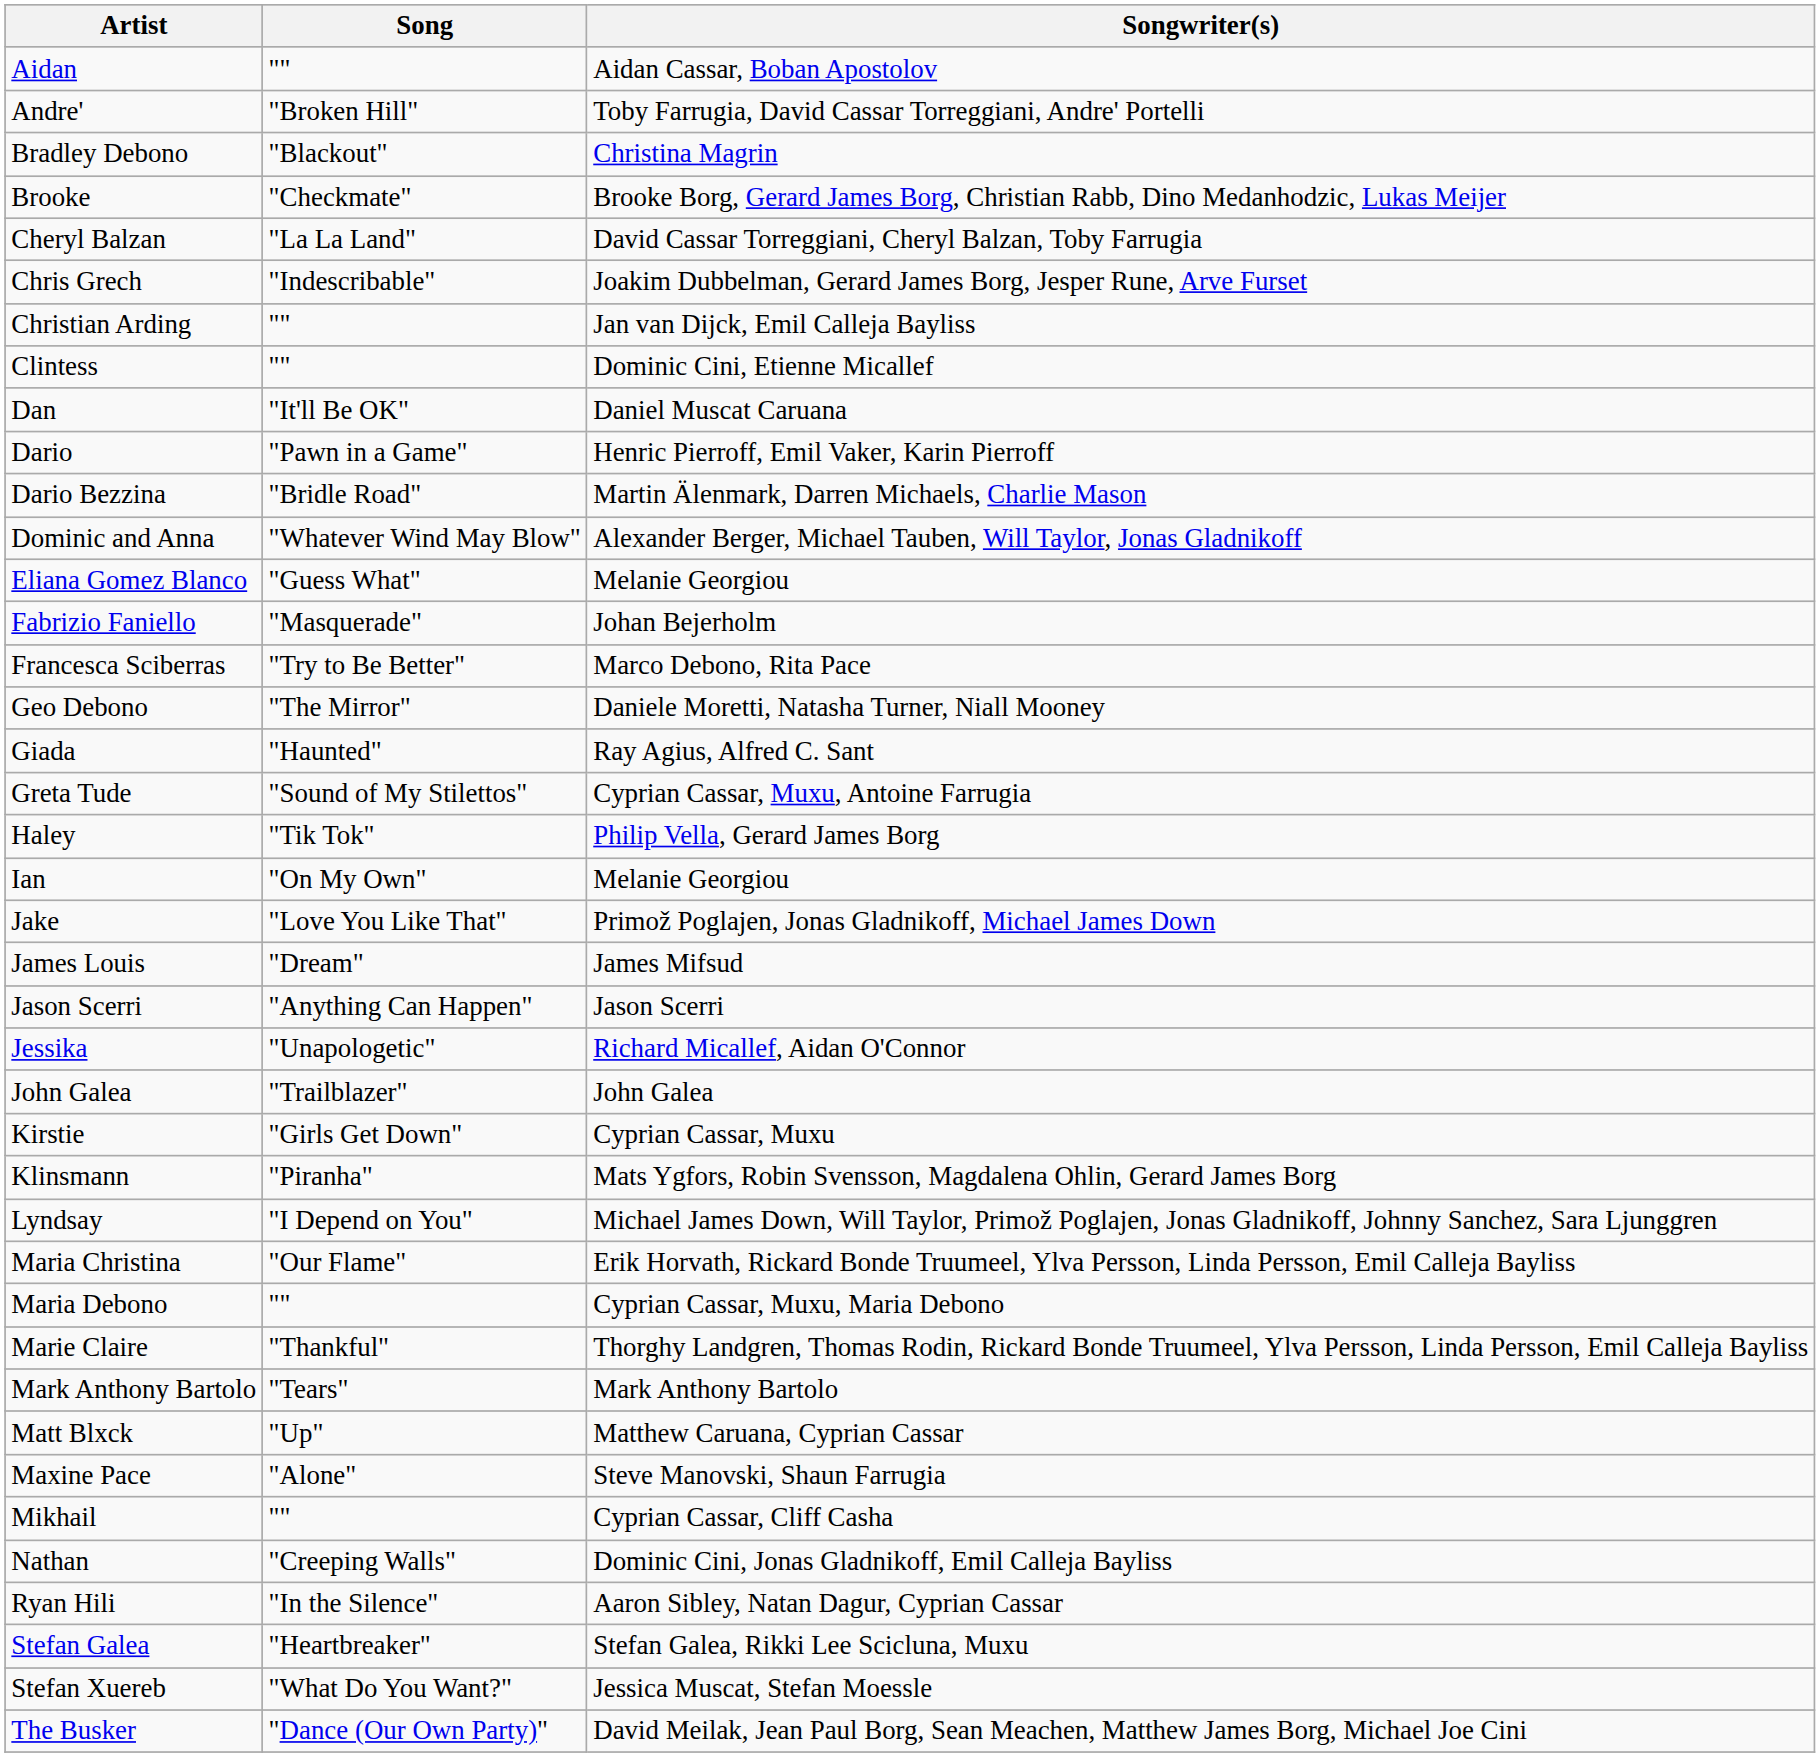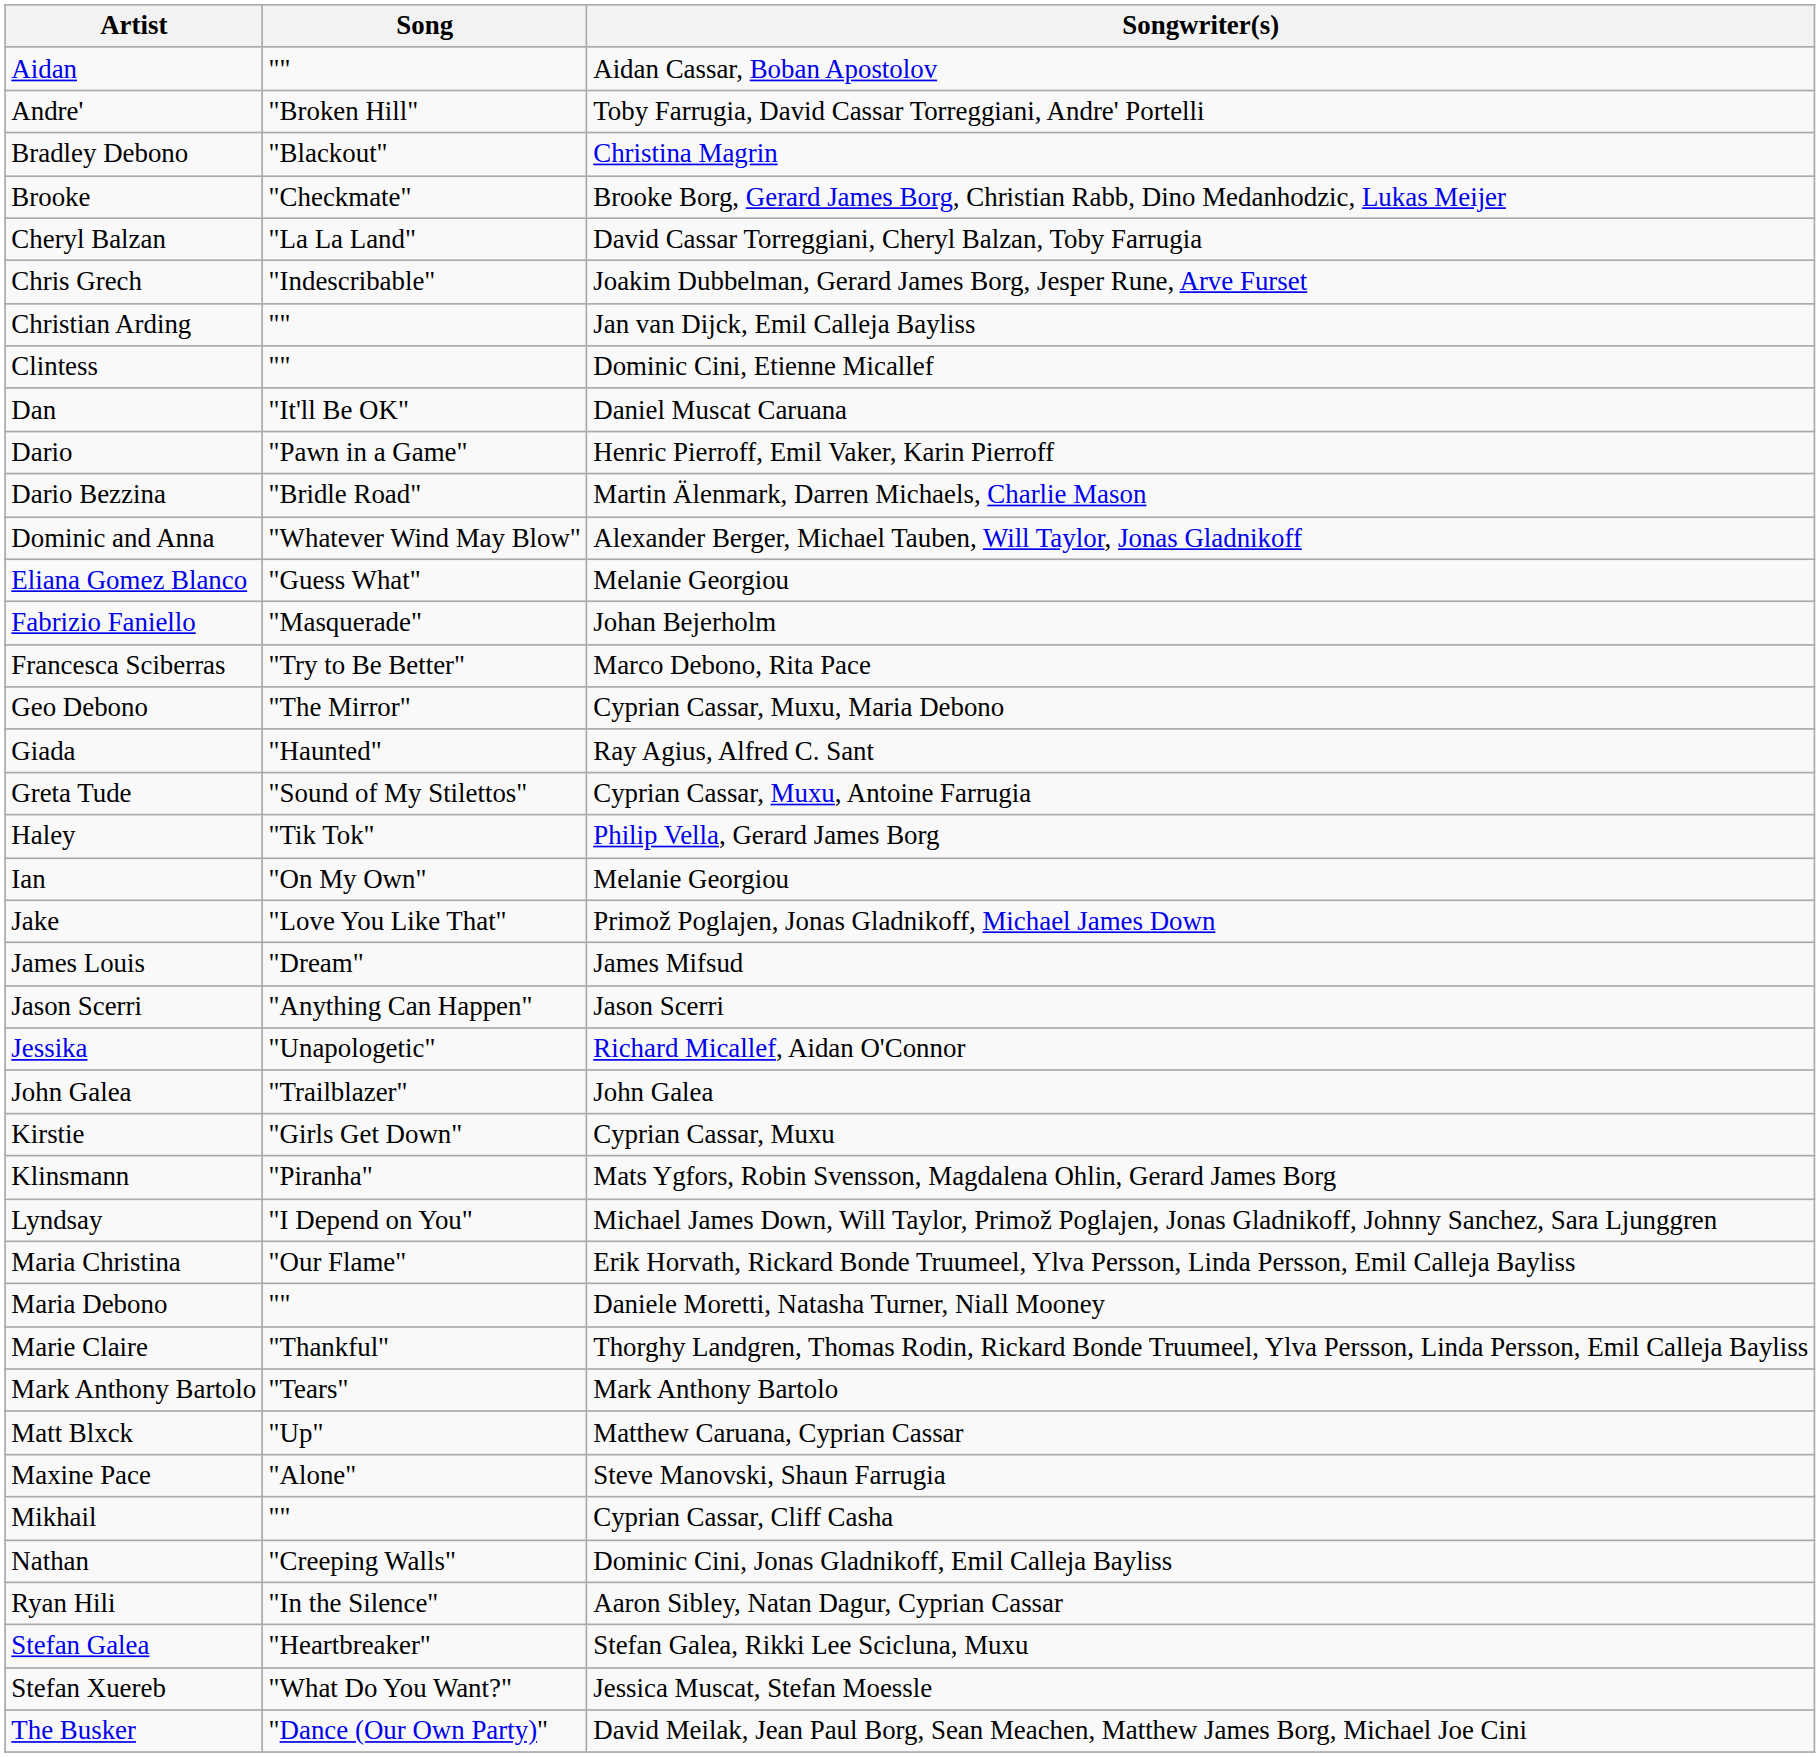(849, 707) Daniele Moretti, Natasha Turner, Niall Mooney -> (799, 707) Cyprian Cassar, Muxu, Maria Debono
(799, 1304) Cyprian Cassar, Muxu, Maria Debono -> (849, 1304) Daniele Moretti, Natasha Turner, Niall Mooney
